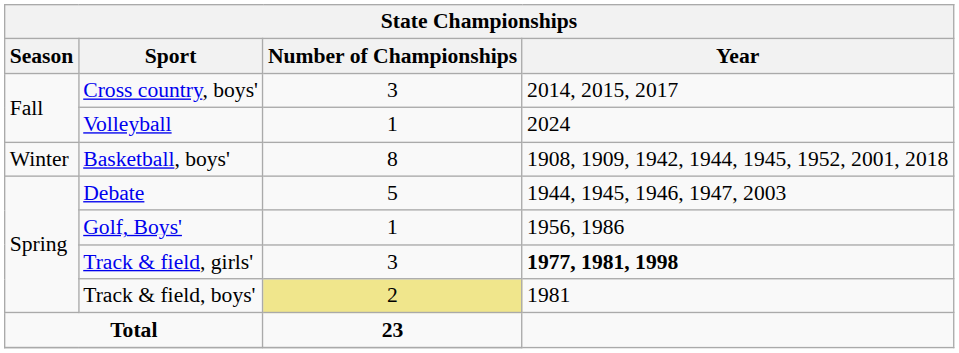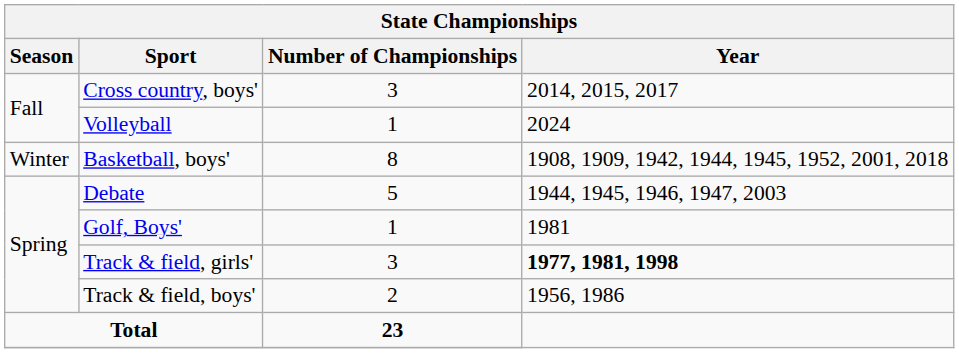(576, 227) 1956, 1986 -> (549, 227) 1981
(393, 295) khaki background -> (393, 295) no background
(549, 295) 1981 -> (576, 295) 1956, 1986
